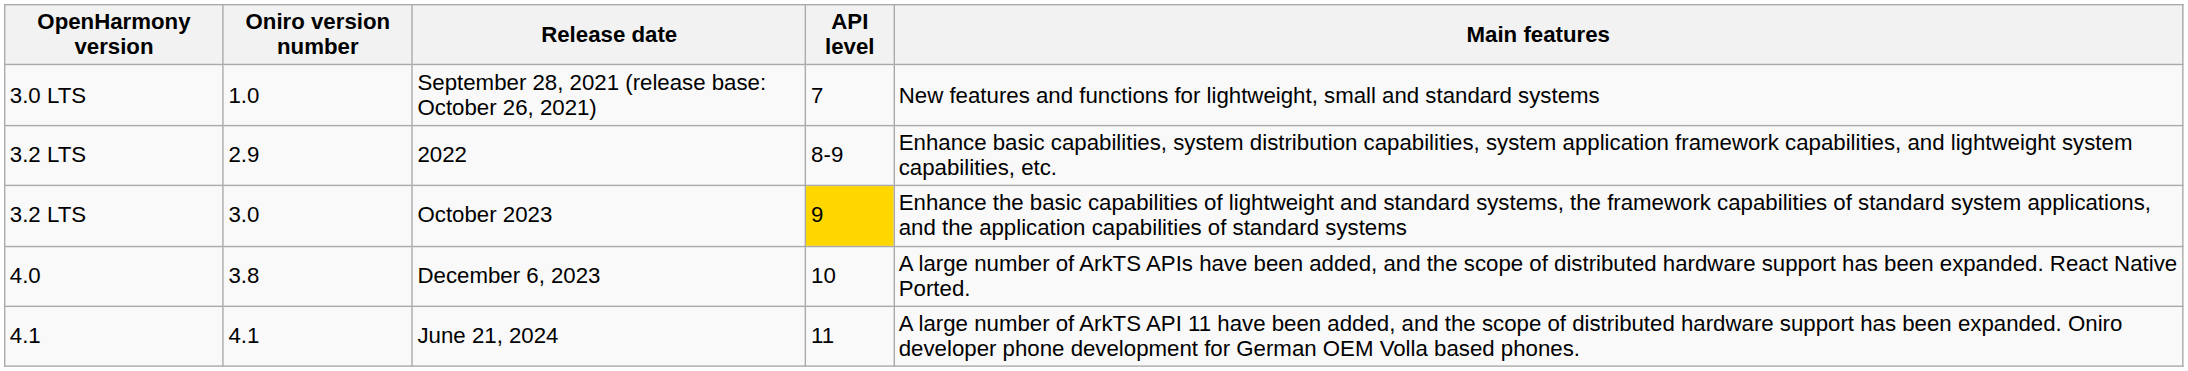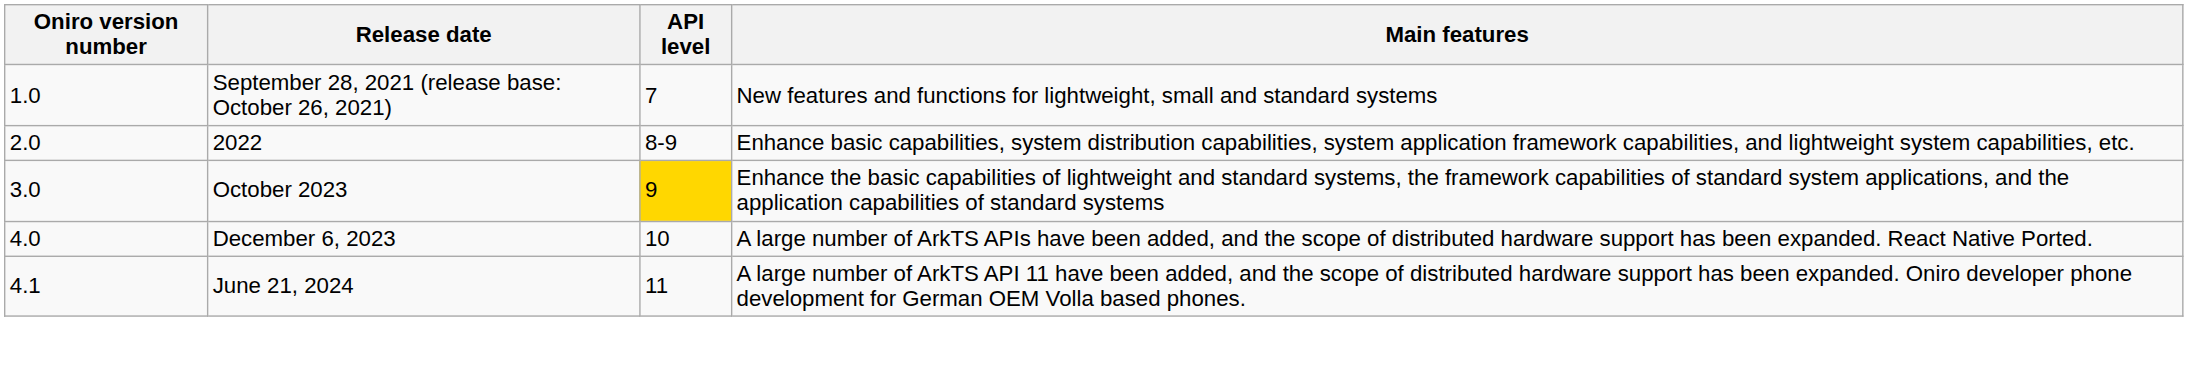- column: (114, 34)
(244, 155) 2.9 -> (25, 142) 2.0
(244, 275) 3.8 -> (25, 238) 4.0
